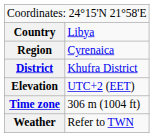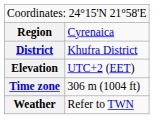- row: (35, 31)
